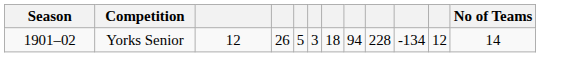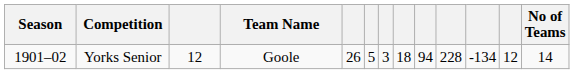+ column: (281, 24)
